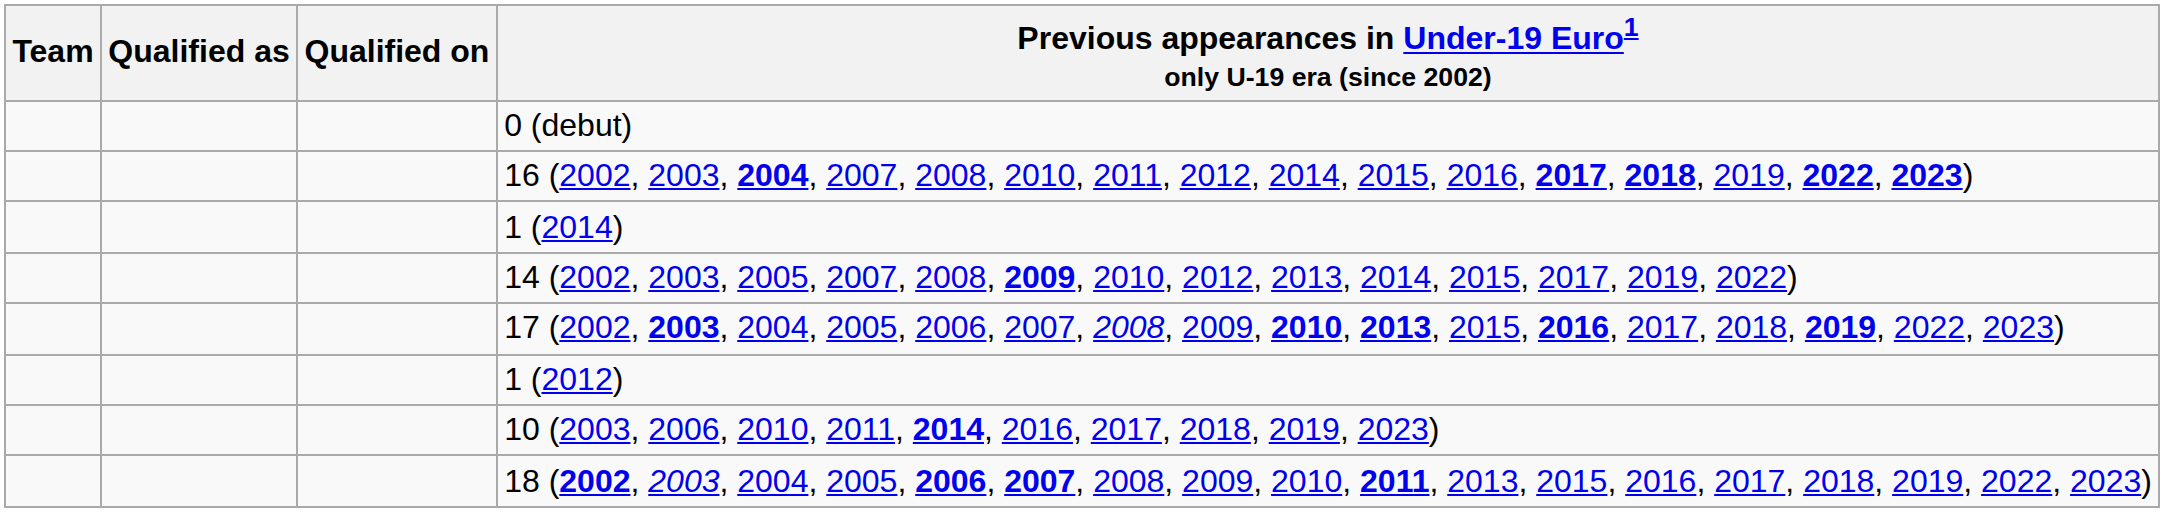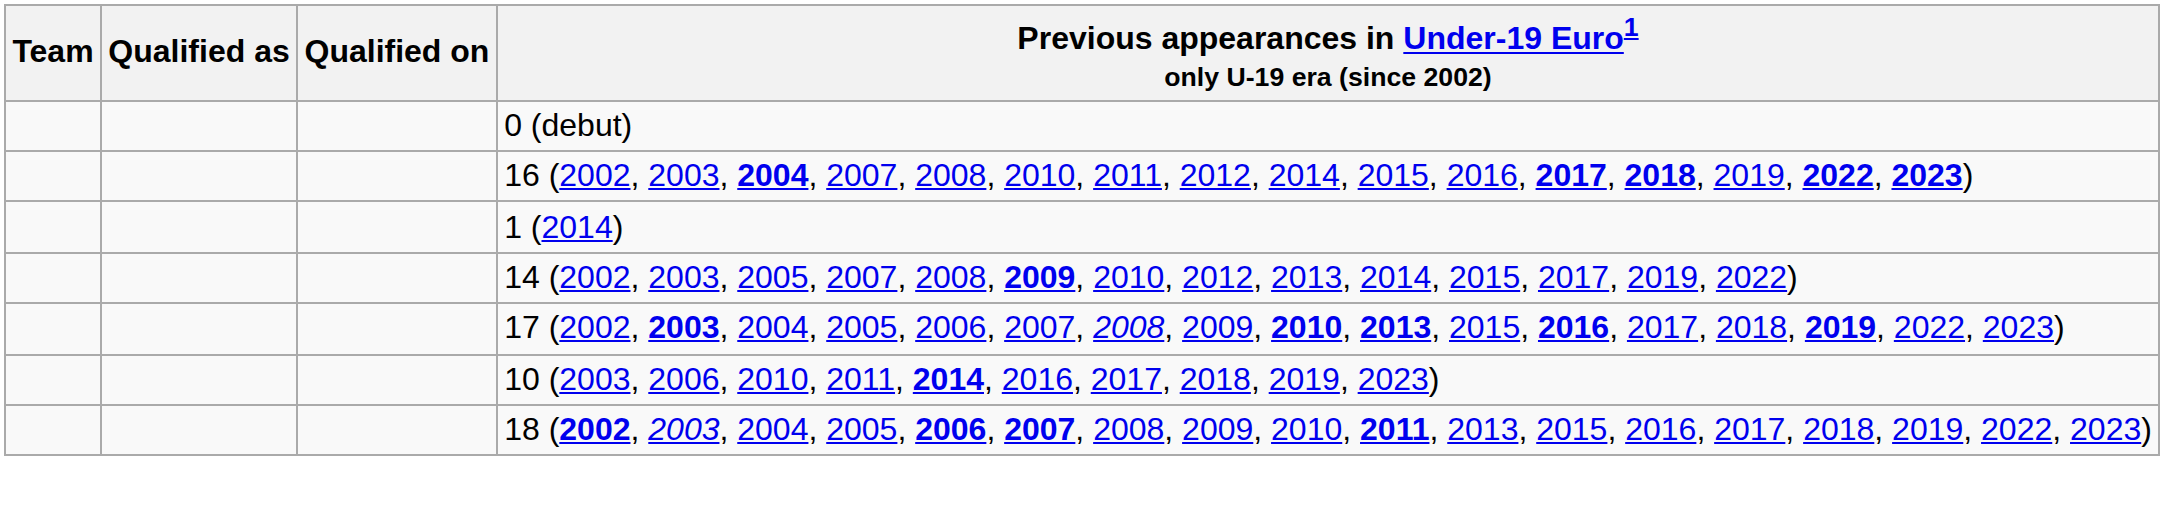- row: (564, 379)
